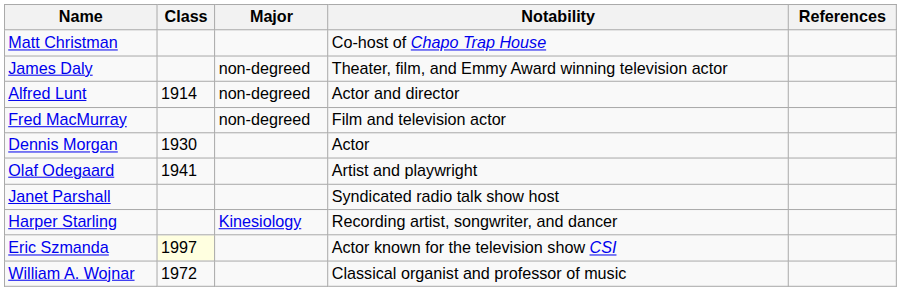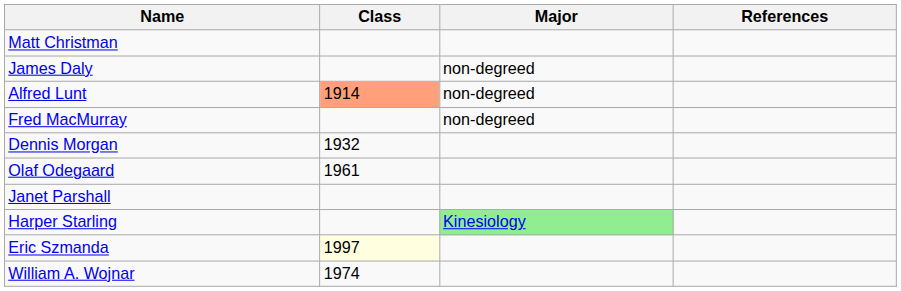- column: (558, 17)
(179, 94) no background -> (342, 94) lightsalmon background
(179, 145) 1930 -> (342, 145) 1932
(179, 171) 1941 -> (342, 171) 1961
(260, 222) no background -> (484, 222) lightgreen background
(179, 273) 1972 -> (342, 273) 1974
